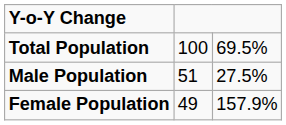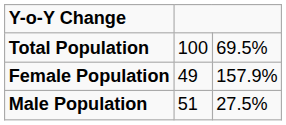rows swapped: (78, 76) <-> (89, 104)
